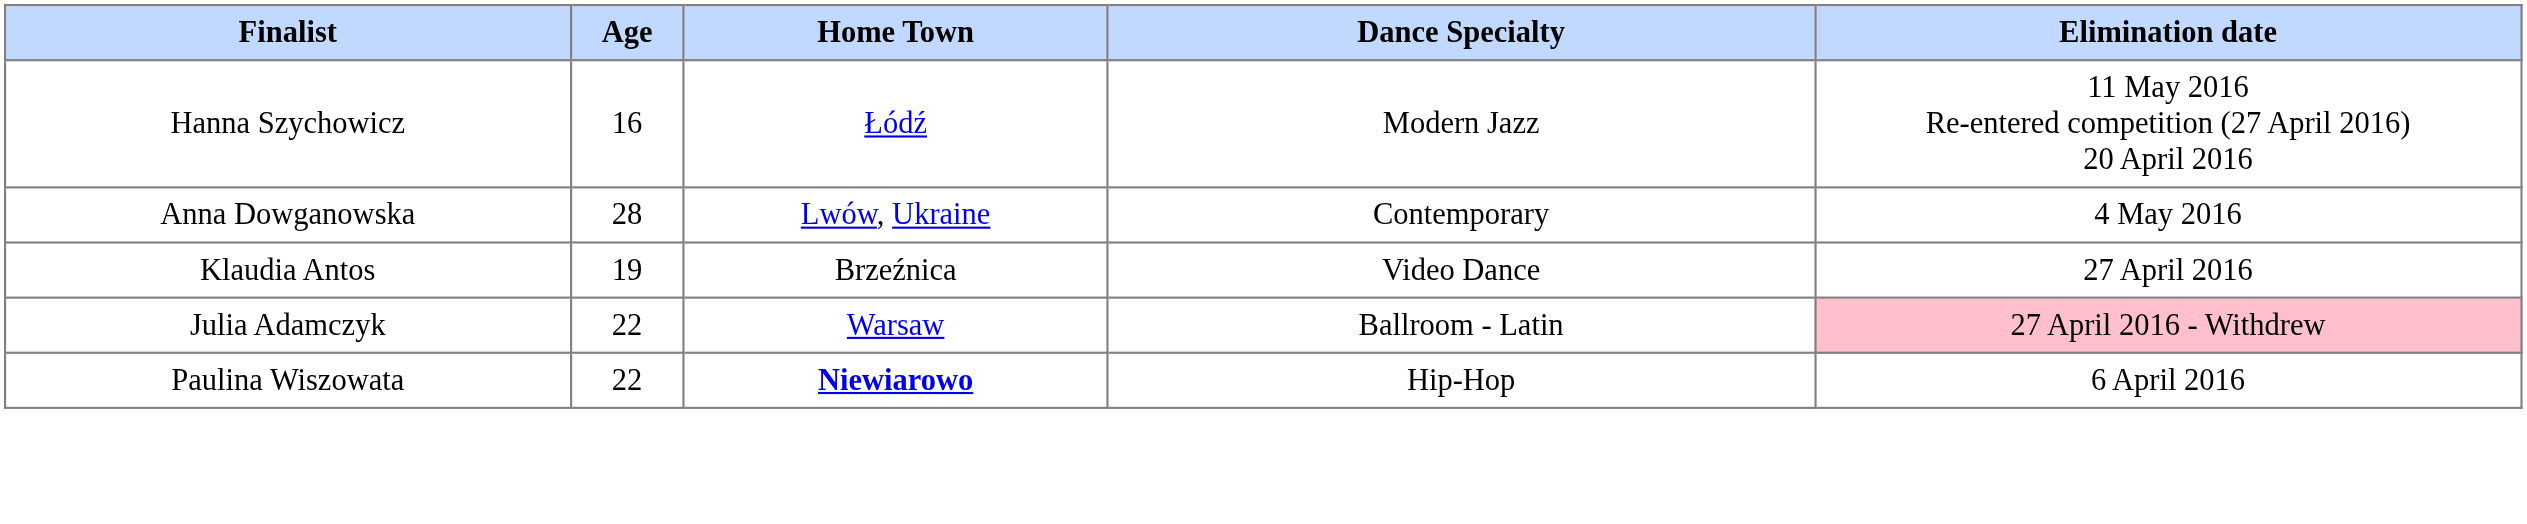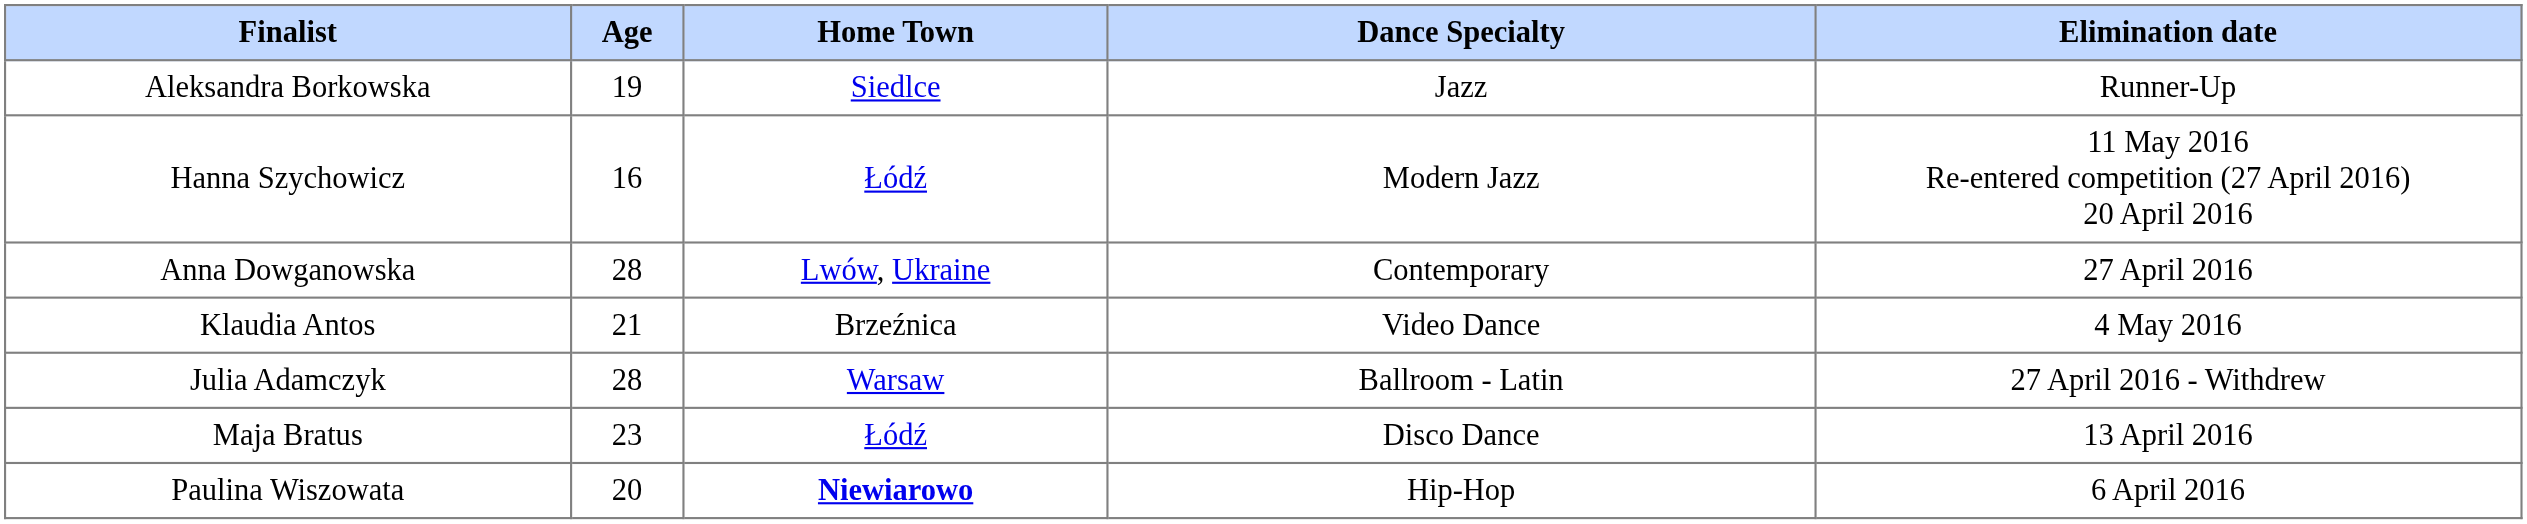+ row: (288, 87)
(2168, 214) 4 May 2016 -> (2168, 269) 27 April 2016
(627, 269) 19 -> (627, 324) 21
(2168, 269) 27 April 2016 -> (2168, 324) 4 May 2016
(627, 324) 22 -> (627, 379) 28
(2168, 324) pink background -> (2168, 379) no background
+ row: (288, 434)
(627, 379) 22 -> (627, 489) 20
